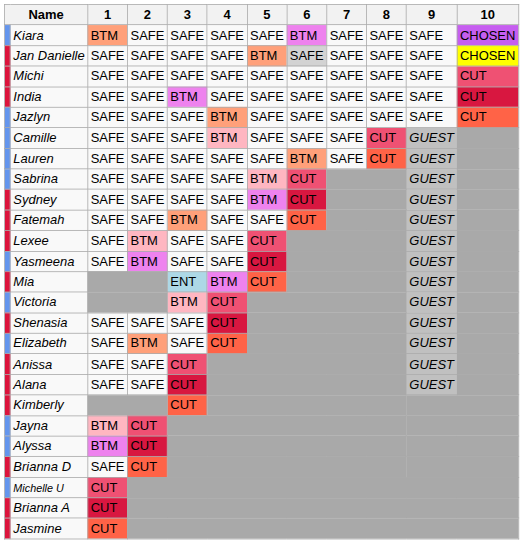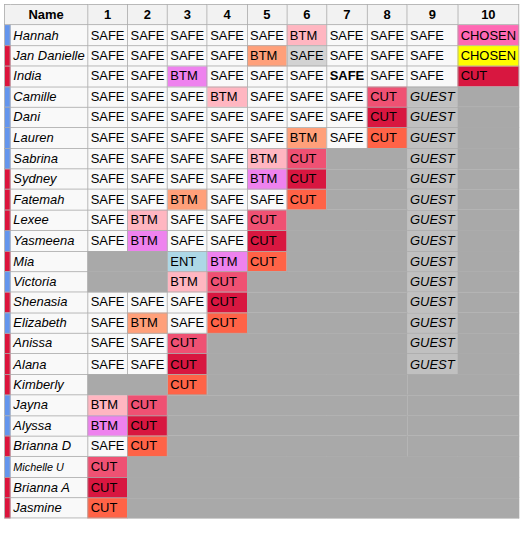+ row: (36, 35)
- row: (28, 35)
- row: (28, 76)
(347, 96) normal -> (347, 76) bold
- row: (32, 117)
+ row: (27, 117)
